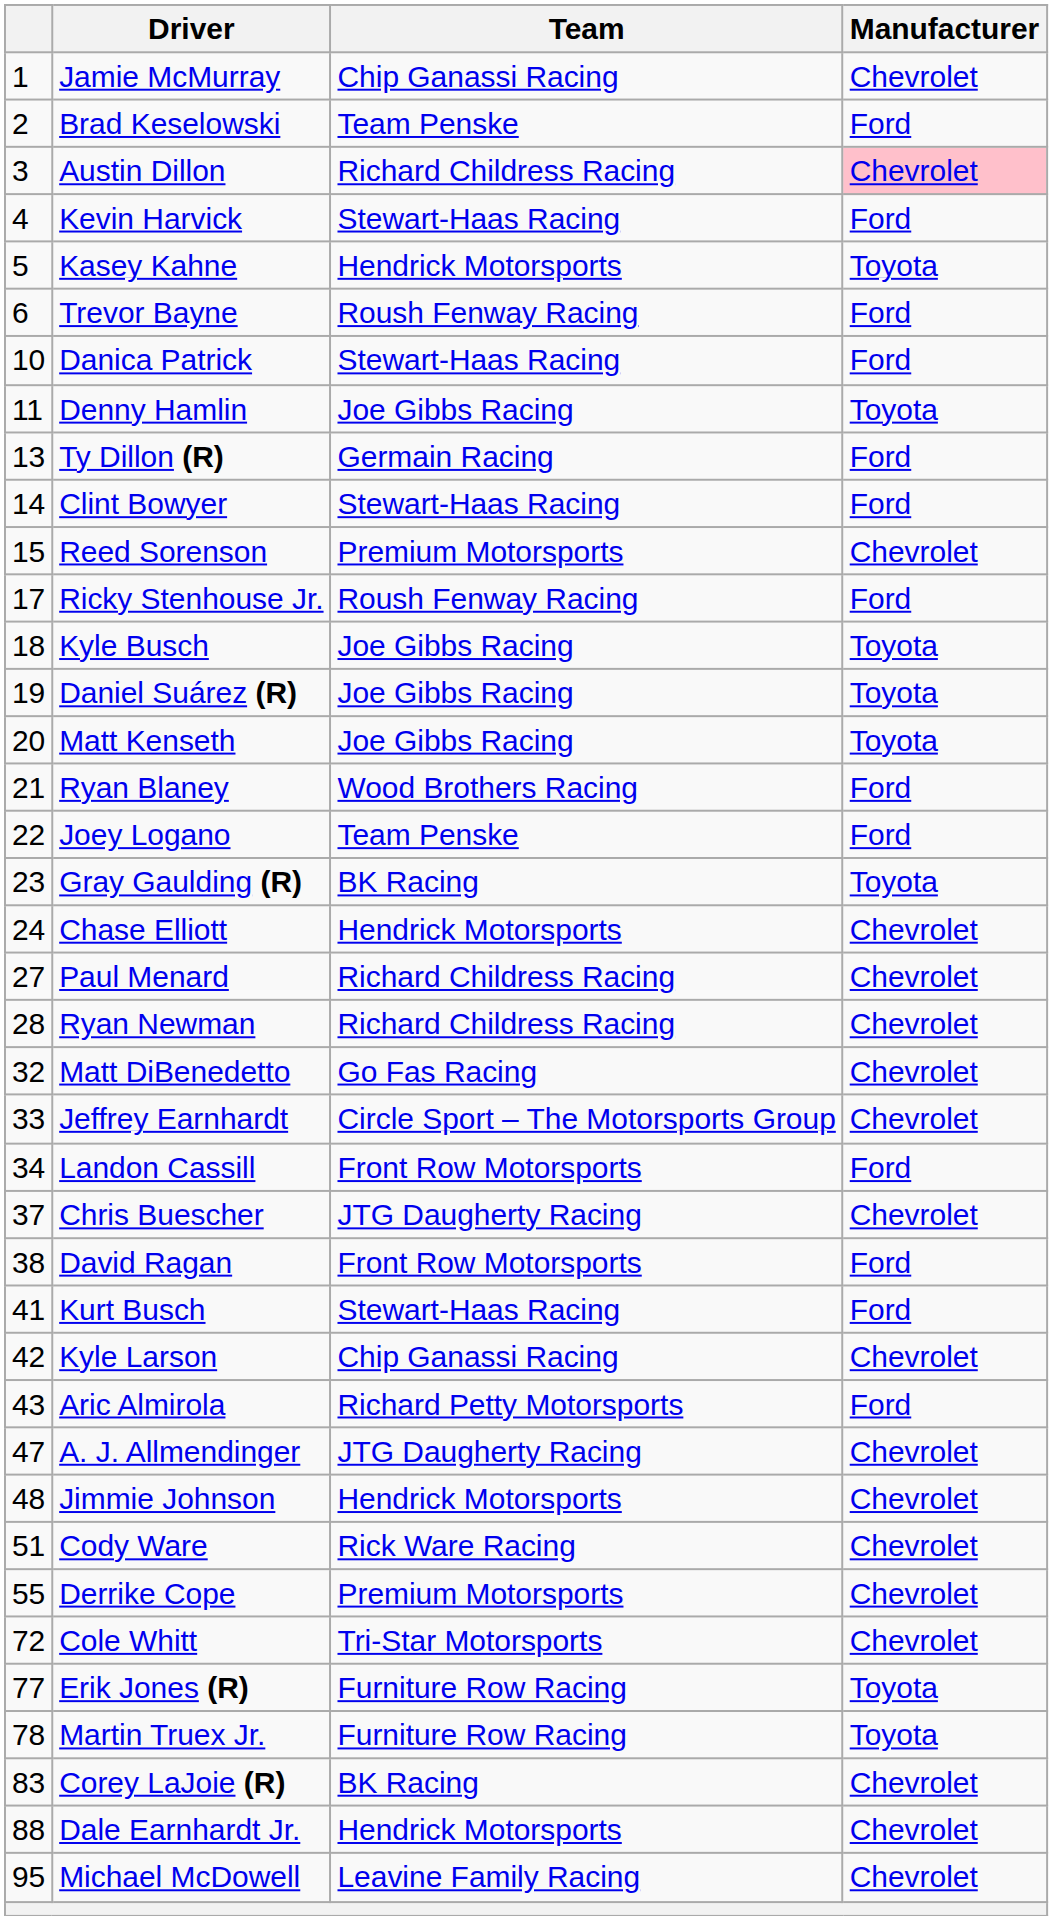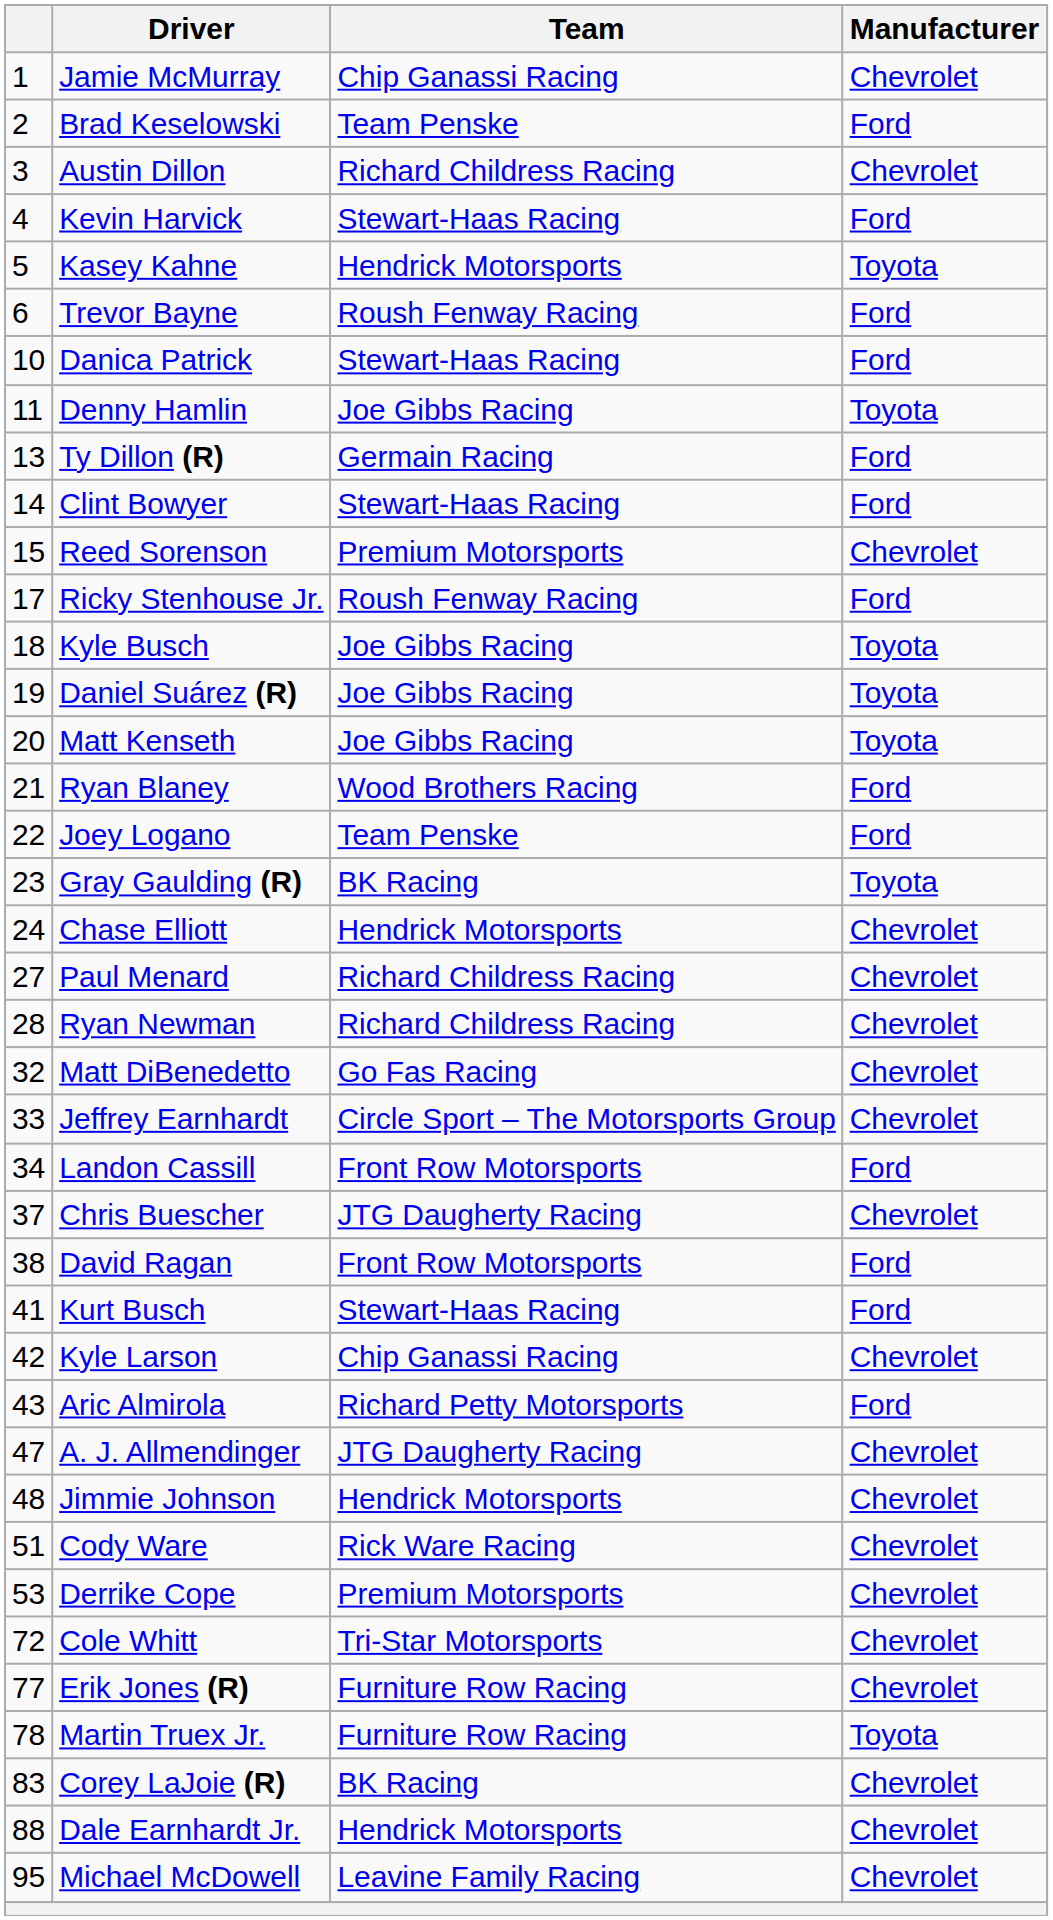(914, 171) pink background -> (914, 171) no background
(29, 1593) 55 -> (29, 1593) 53
(894, 1688) Toyota -> (914, 1688) Chevrolet
